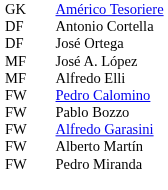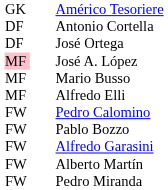(16, 61) no background -> (16, 61) pink background
+ row: (93, 78)
